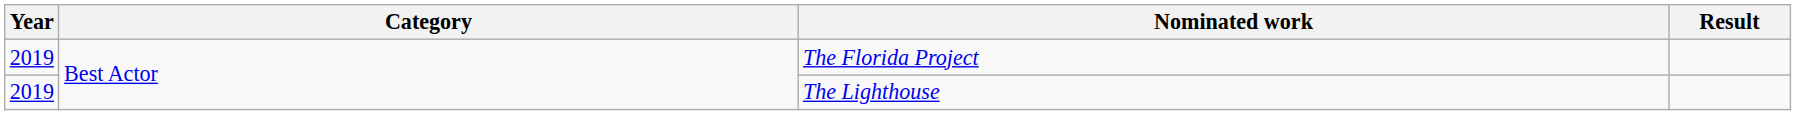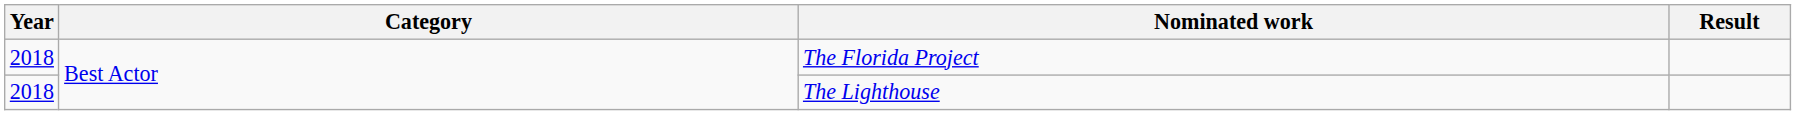(32, 57) 2019 -> (32, 57) 2018
(32, 92) 2019 -> (32, 92) 2018
